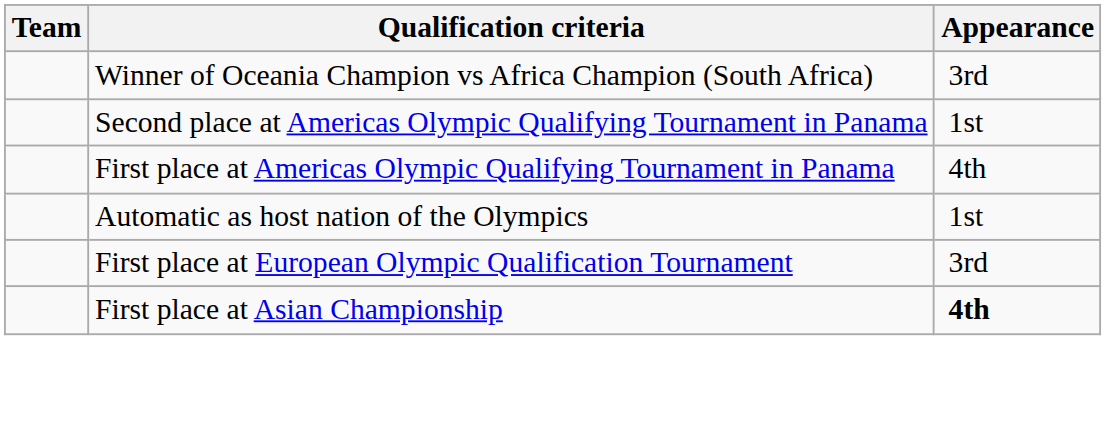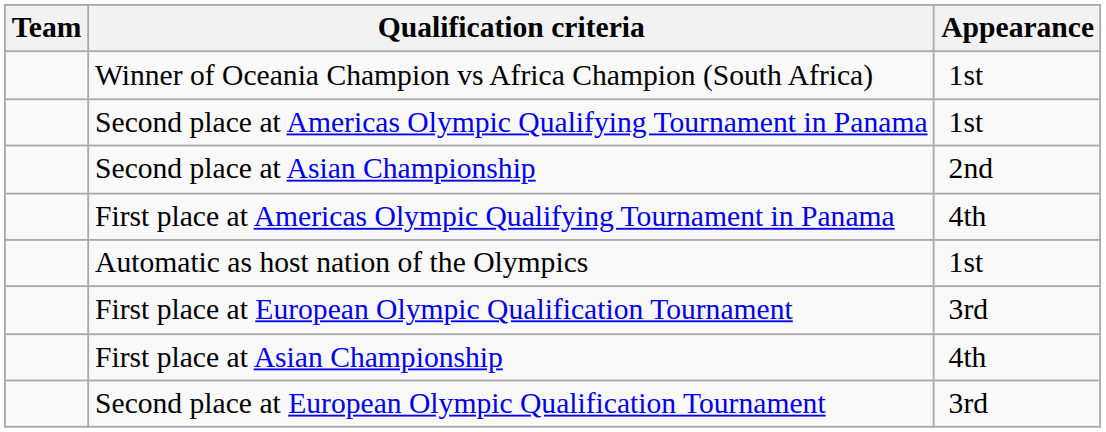(965, 74) 3rd -> (962, 74) 1st
+ row: (315, 168)
(965, 309) bold -> (964, 356) normal
+ row: (460, 403)
